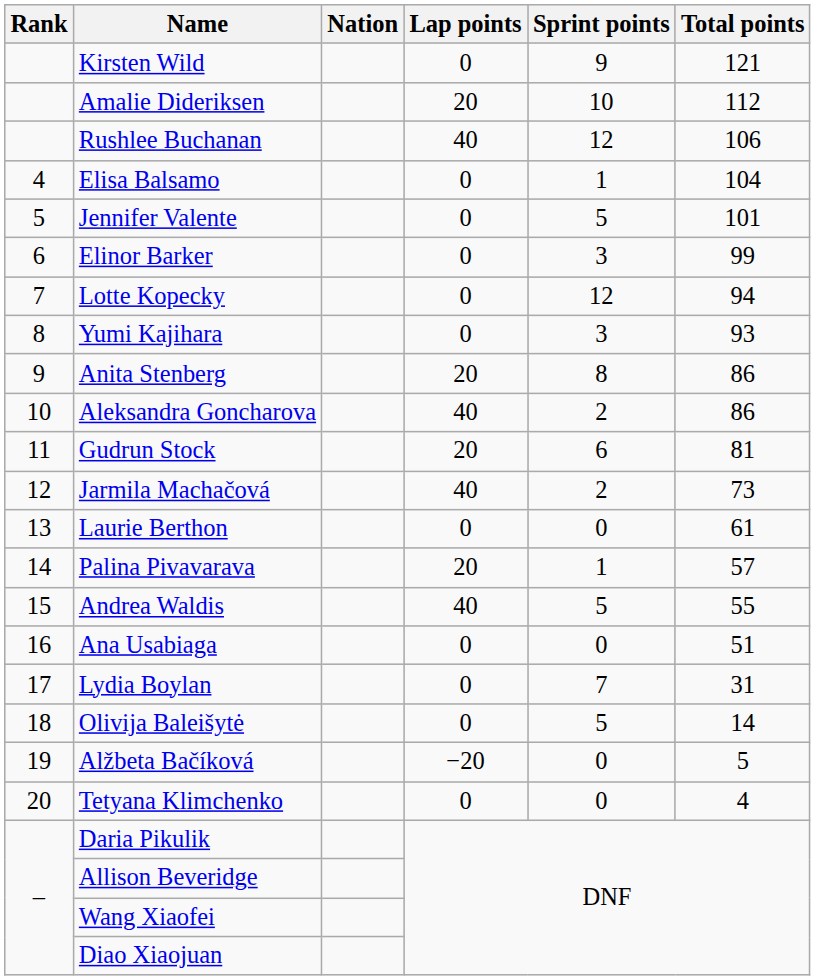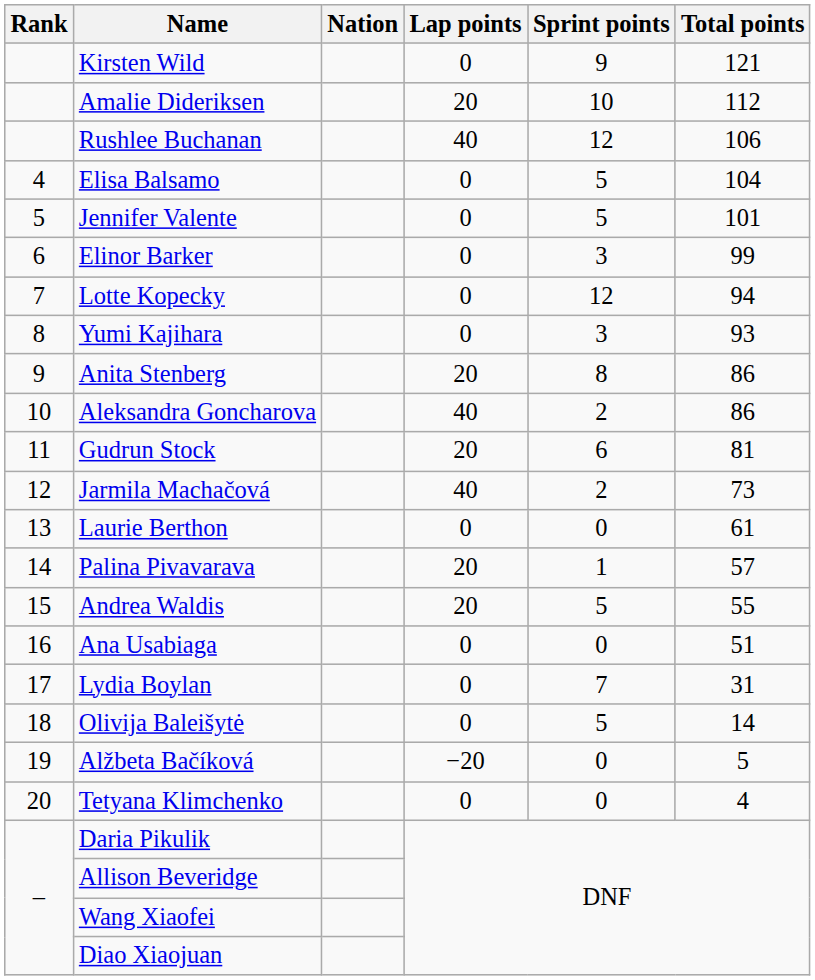(601, 179) 1 -> (601, 179) 5
(466, 606) 40 -> (466, 606) 20
